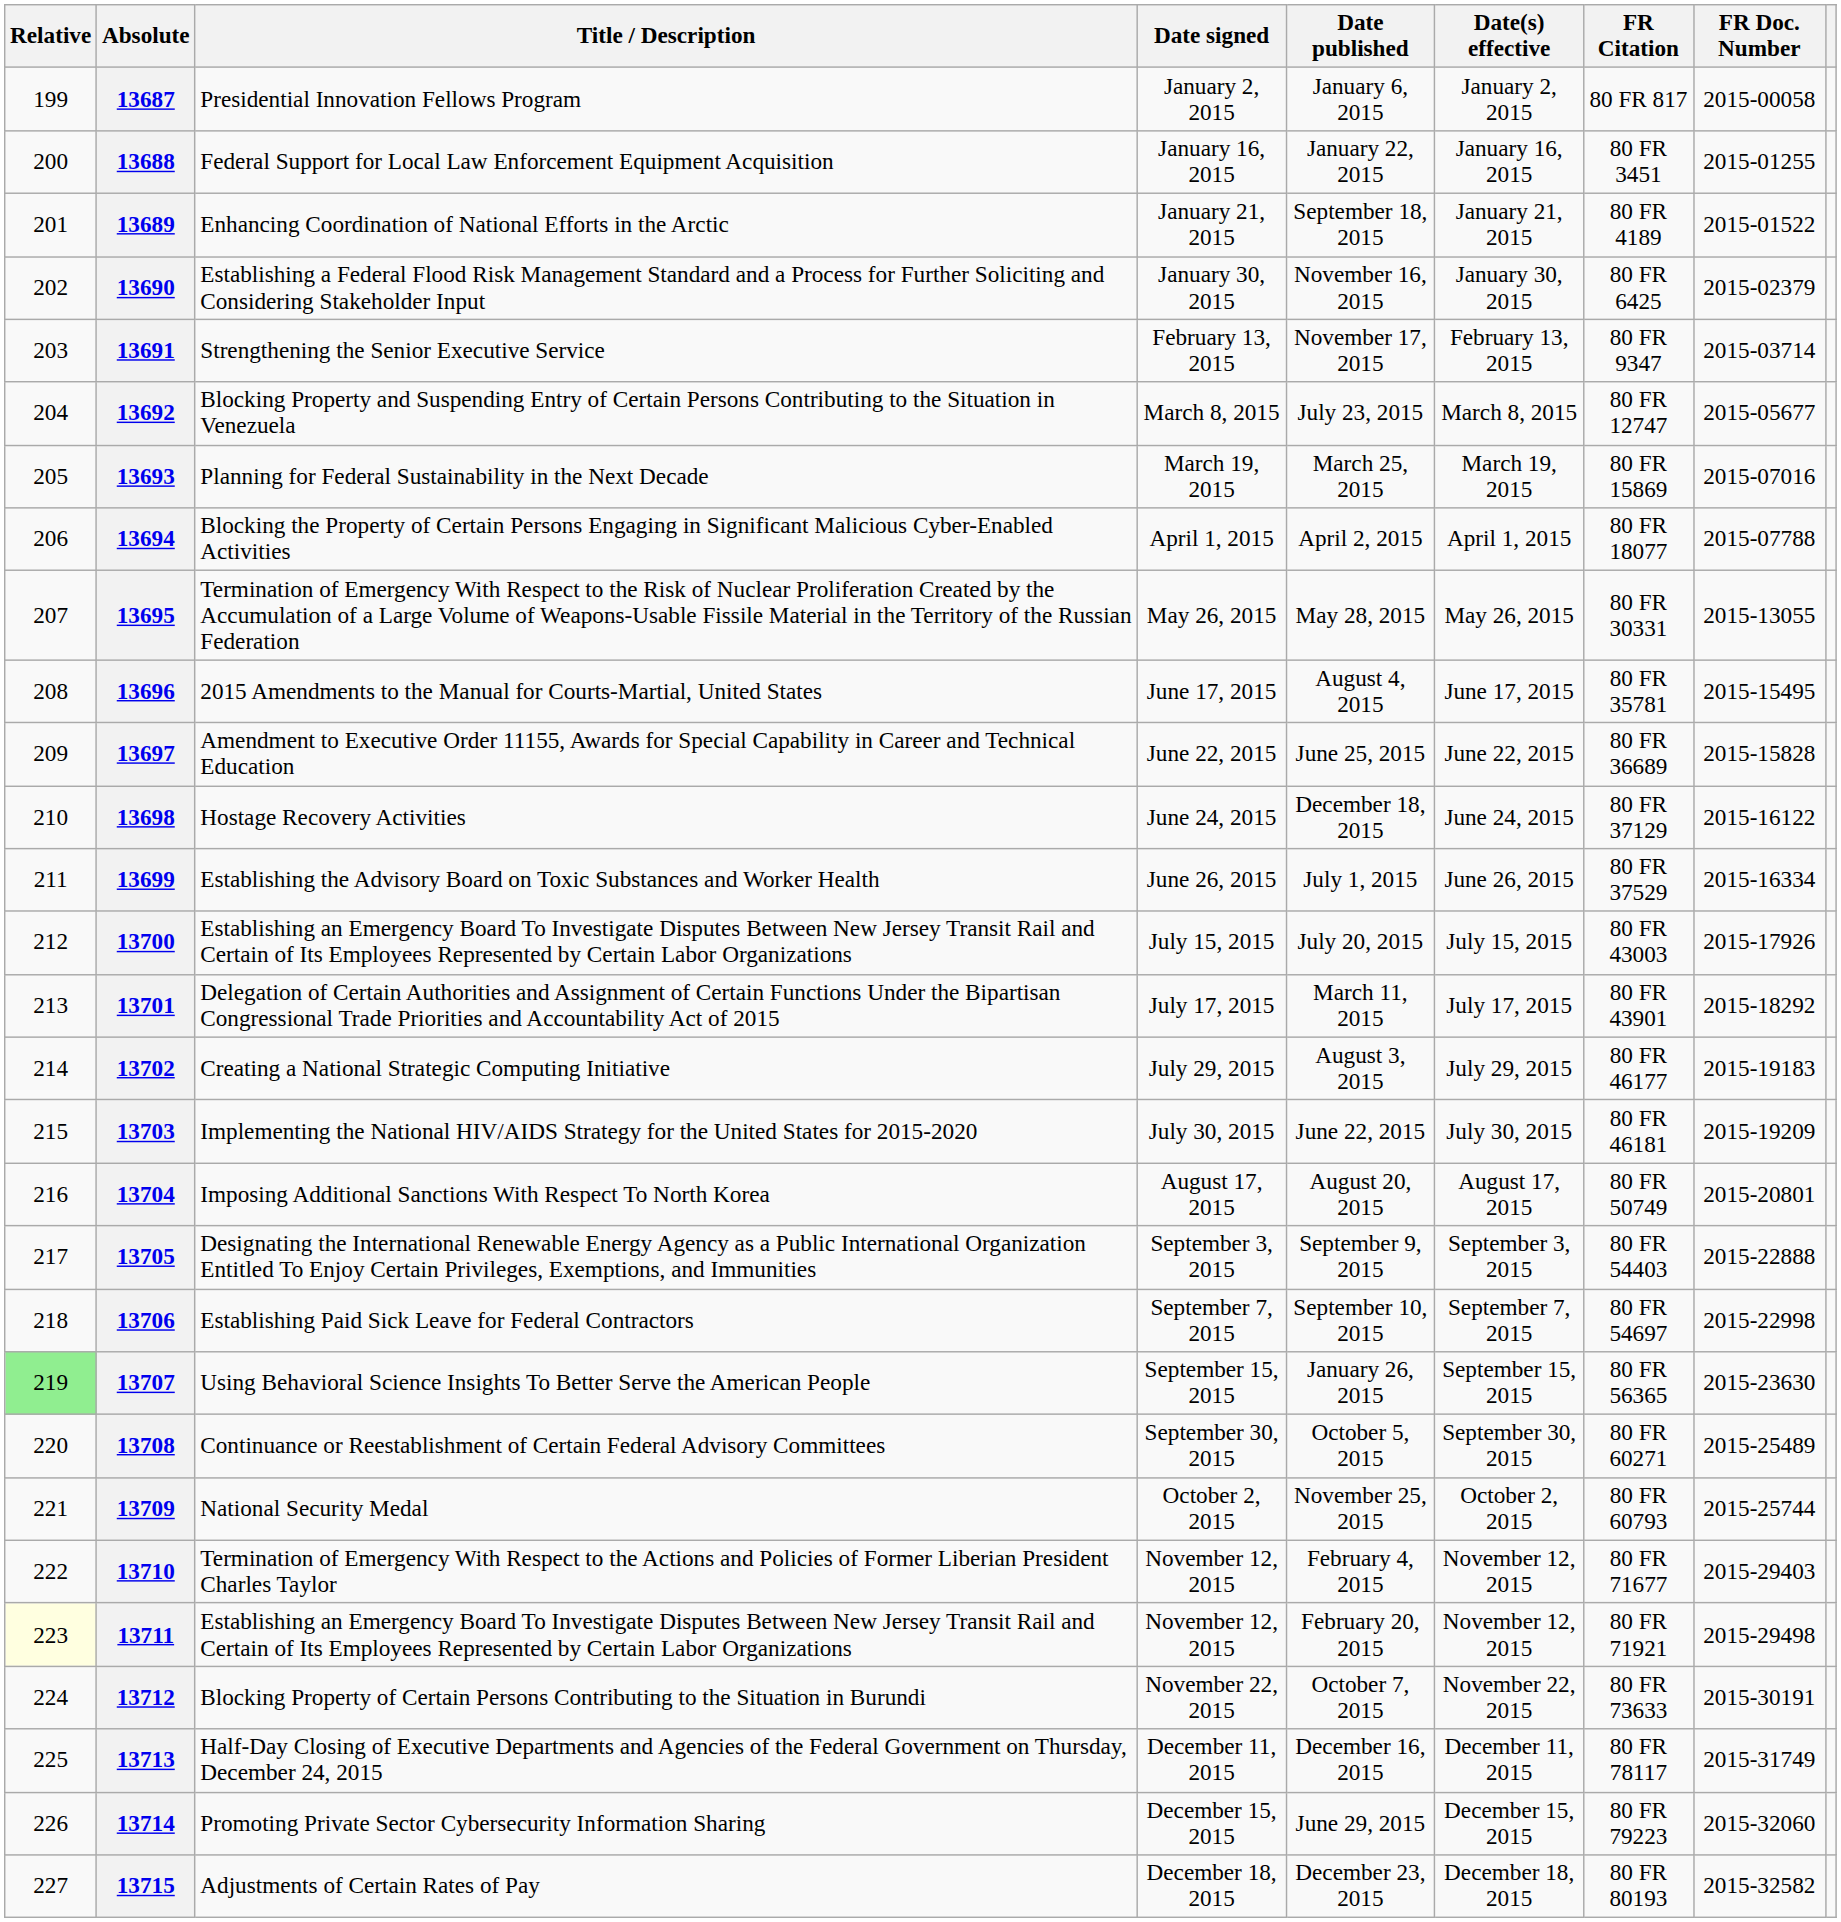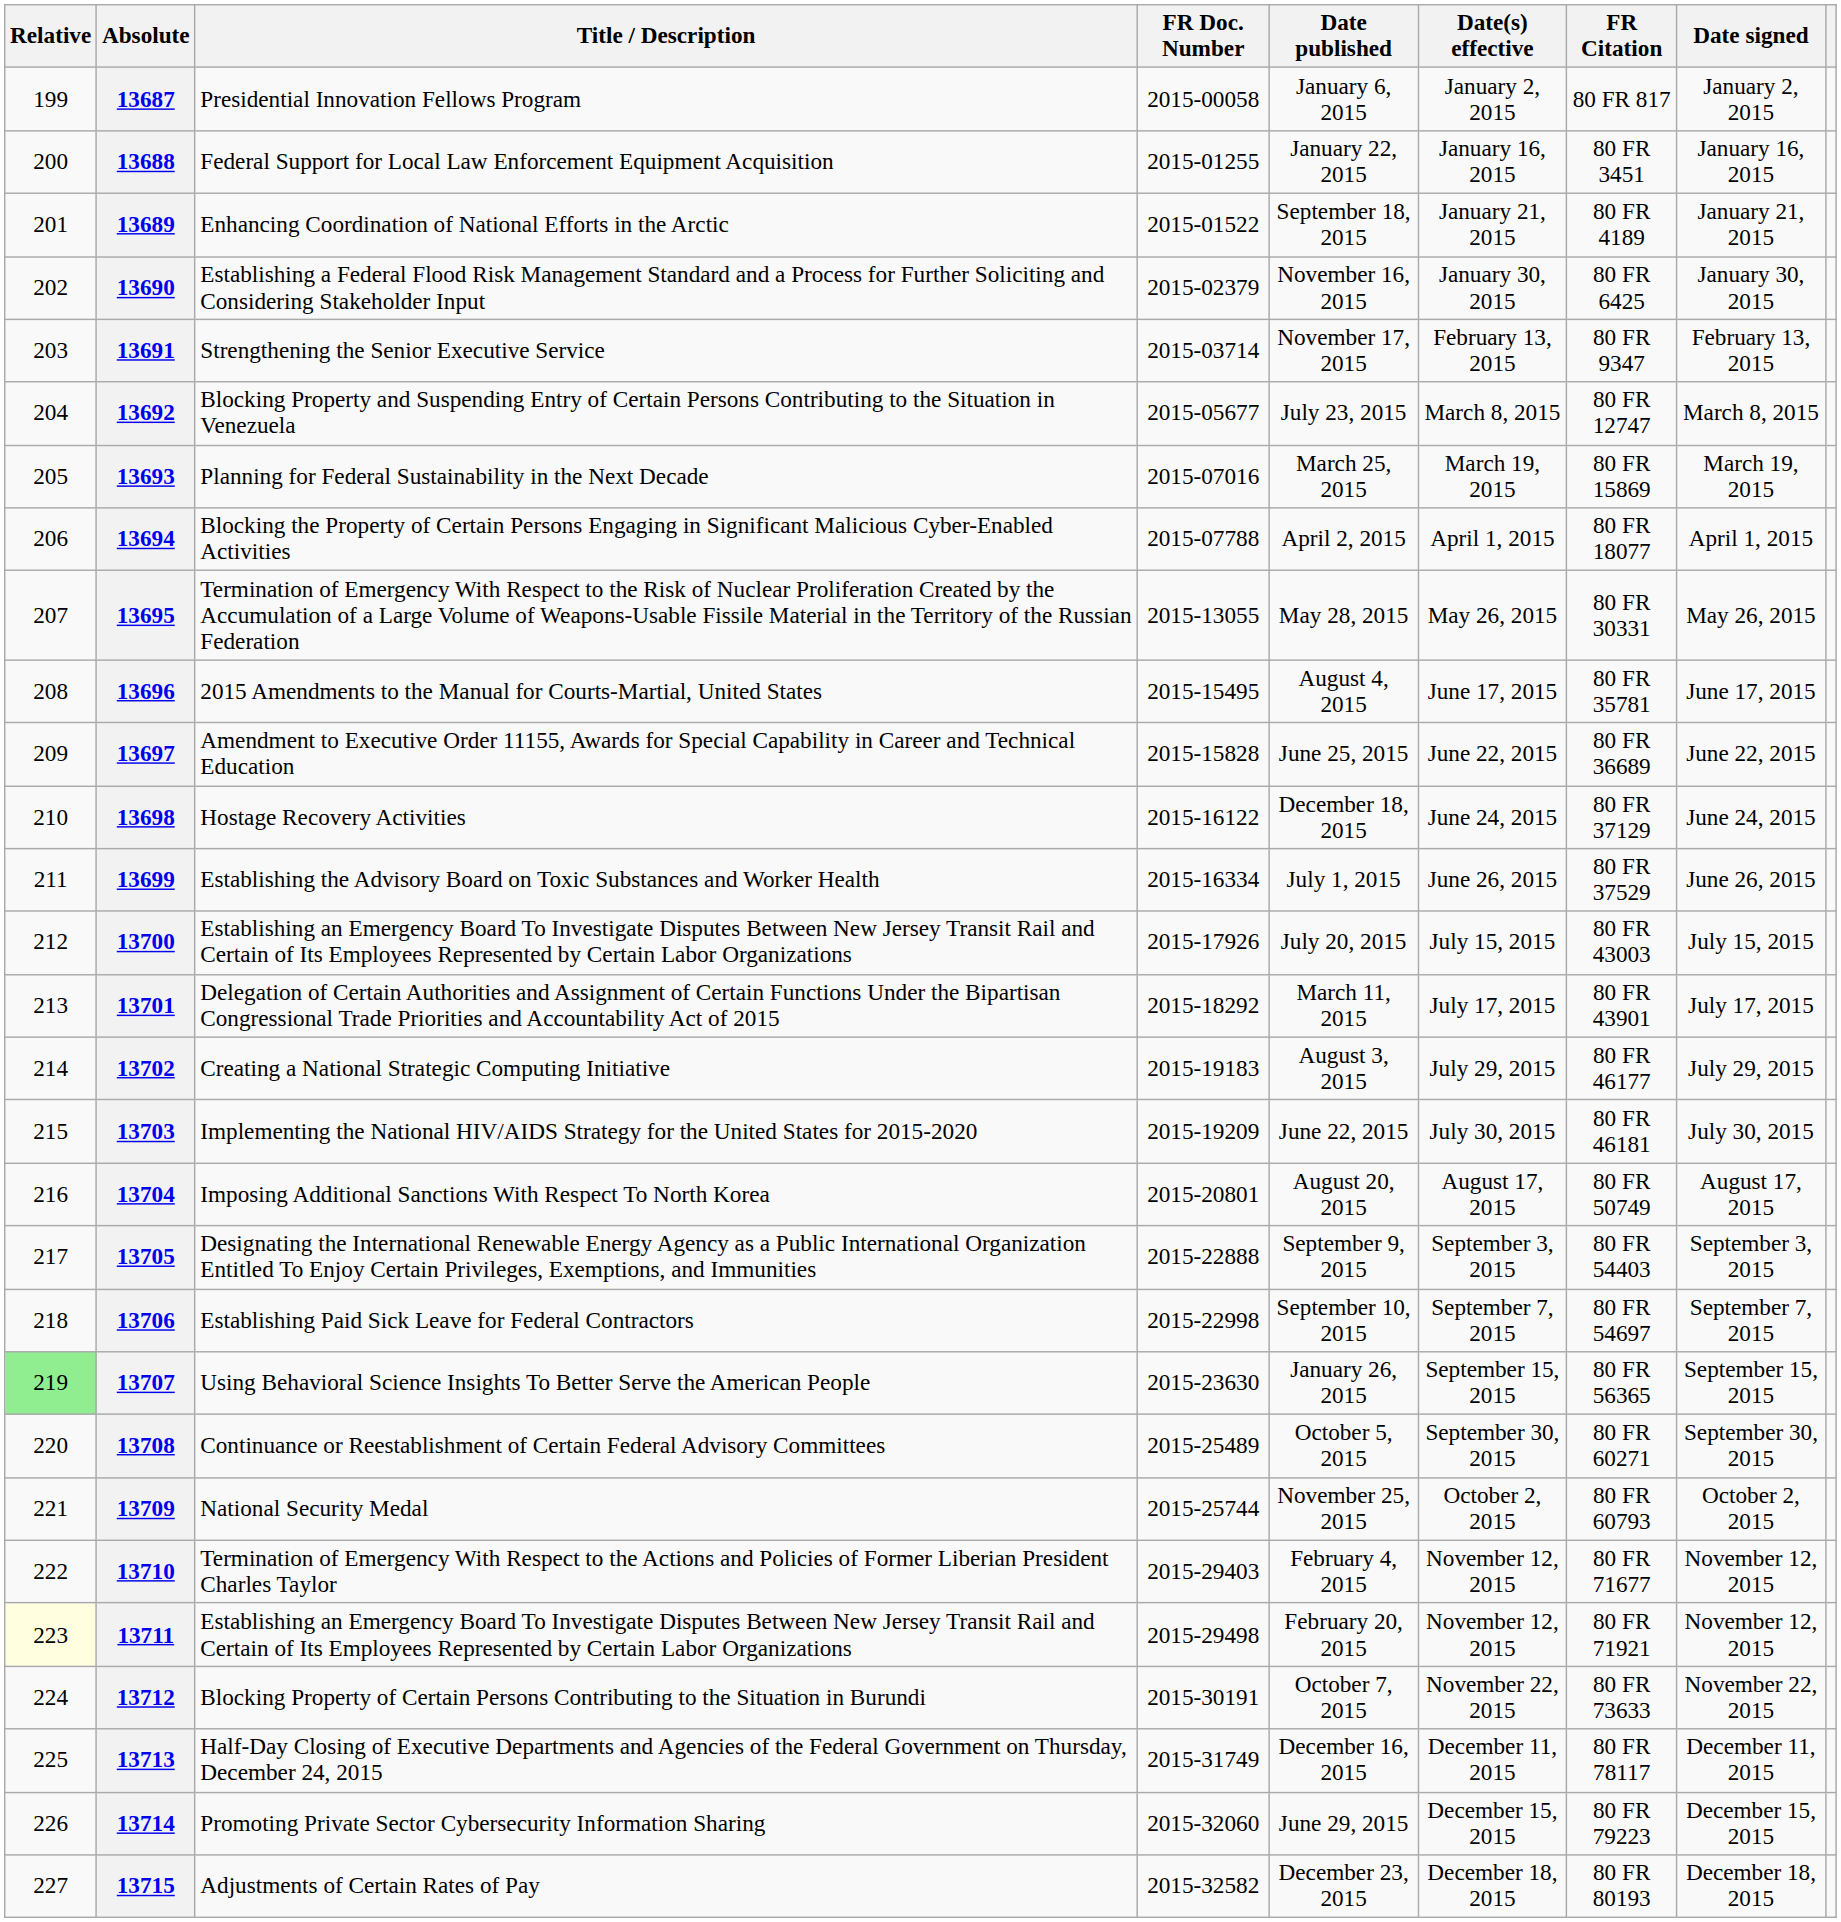columns swapped: (1212, 35) <-> (1759, 35)
